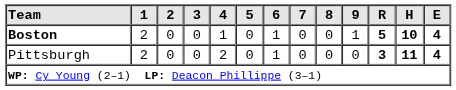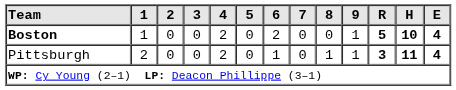(144, 35) 2 -> (144, 35) 1
(223, 35) 1 -> (223, 35) 2
(276, 35) 1 -> (276, 35) 2
(329, 55) 0 -> (329, 55) 1
(356, 55) 0 -> (356, 55) 1
